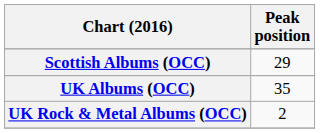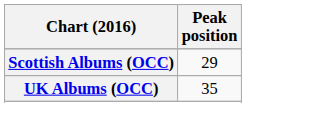- row: (128, 114)
